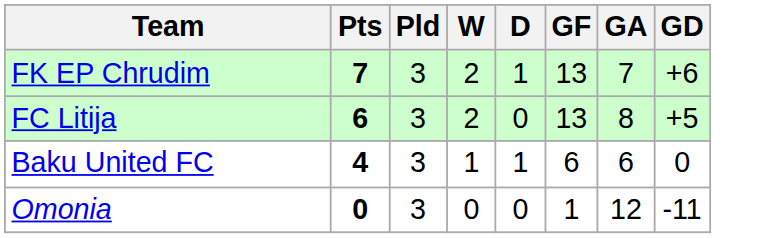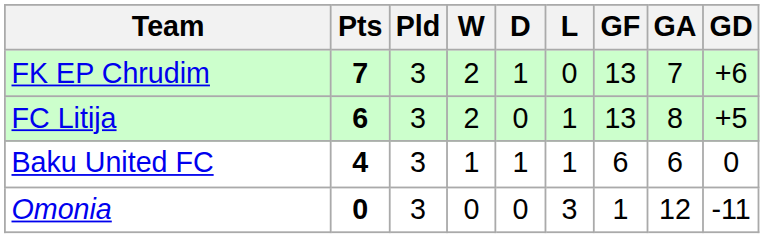+ column: (569, 27)
